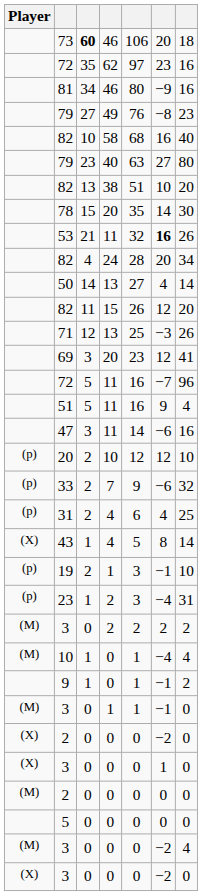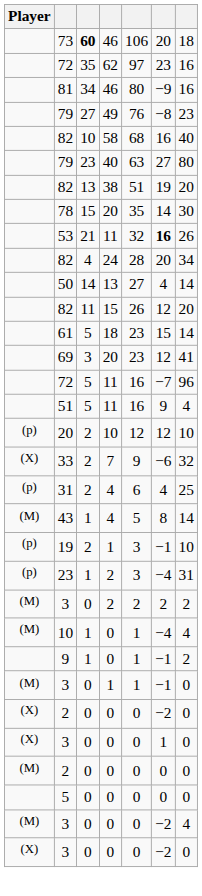(163, 187) 10 -> (163, 187) 19
- row: (65, 333)
+ row: (65, 333)
- row: (65, 430)
(29, 482) (p) -> (29, 458) (X)
(29, 539) (X) -> (29, 515) (M)
